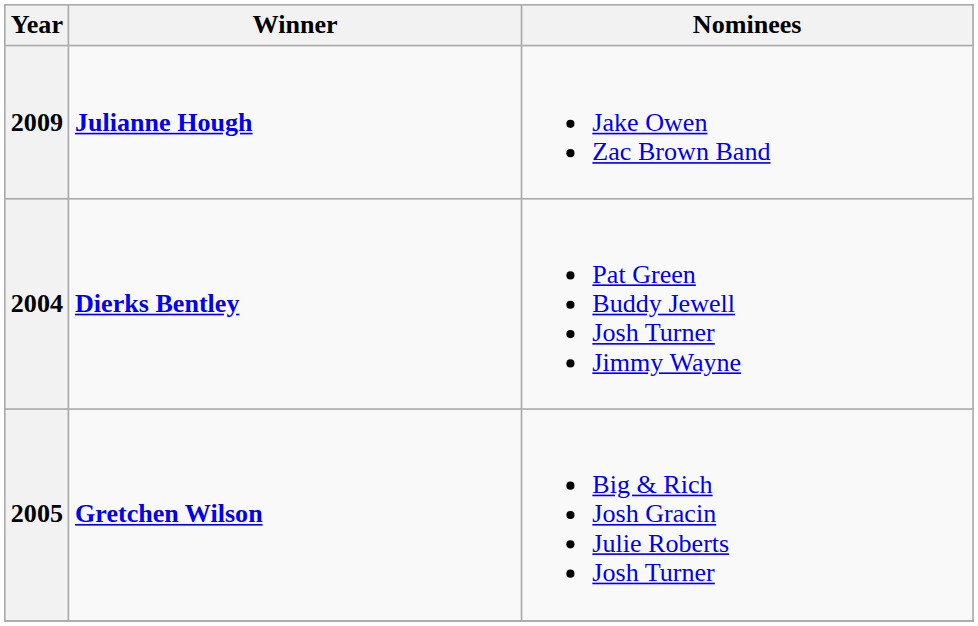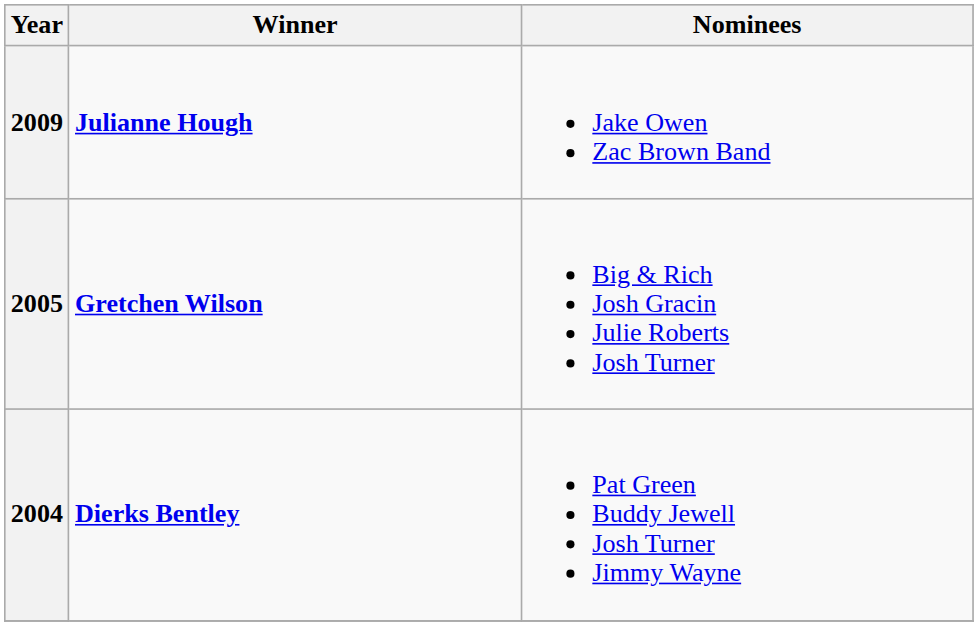rows swapped: (37, 514) <-> (37, 303)
